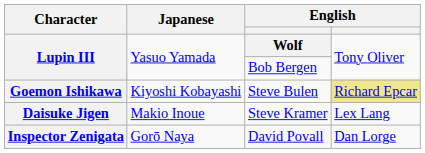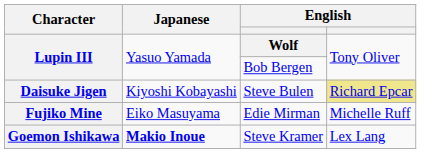(66, 91) Goemon Ishikawa -> (64, 91) Daisuke Jigen
+ row: (282, 113)
(66, 113) Daisuke Jigen -> (64, 136) Goemon Ishikawa
(168, 113) normal -> (165, 136) bold
- row: (286, 136)
